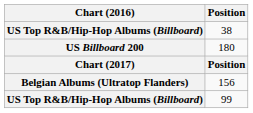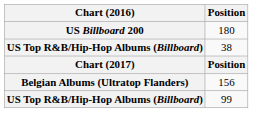rows swapped: (227, 47) <-> (227, 30)
